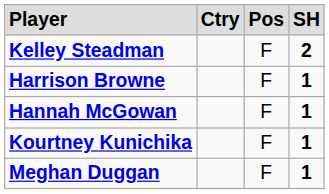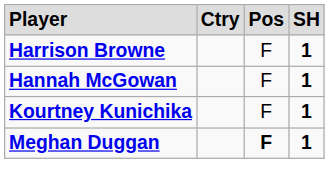- row: (87, 50)
(266, 173) normal -> (266, 142) bold
